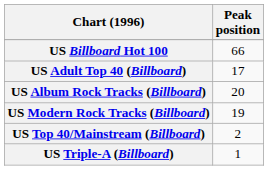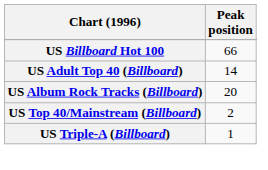(238, 71) 17 -> (231, 71) 14
- row: (109, 112)
